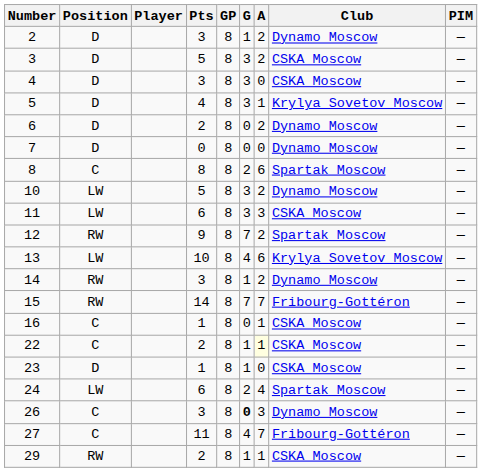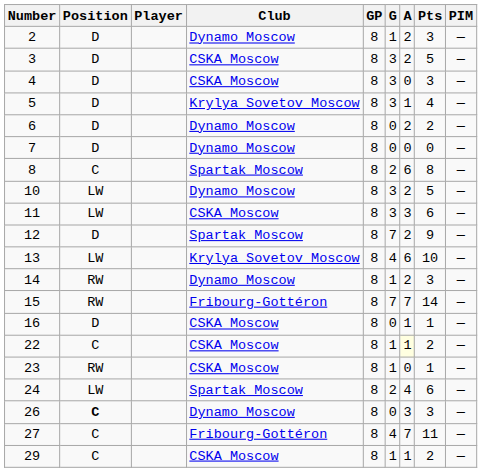columns swapped: (357, 16) <-> (202, 16)
(95, 236) RW -> (95, 236) D
(95, 324) C -> (95, 324) D
(95, 368) D -> (95, 368) RW
(95, 412) normal -> (95, 412) bold
(247, 412) bold -> (393, 412) normal
(95, 456) RW -> (95, 456) C
